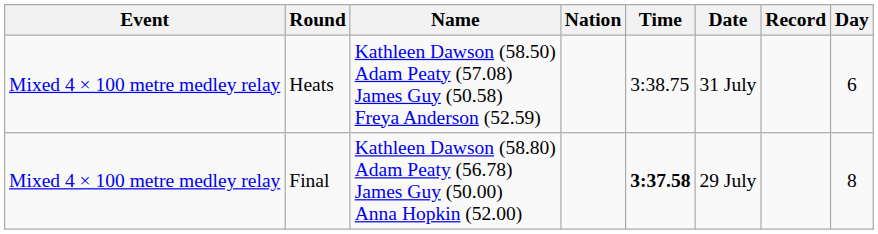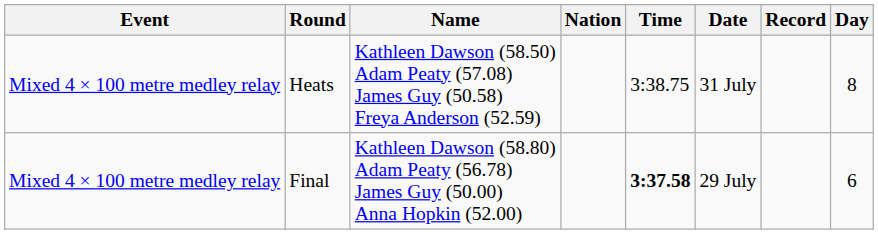(852, 83) 6 -> (852, 83) 8
(852, 180) 8 -> (852, 180) 6
